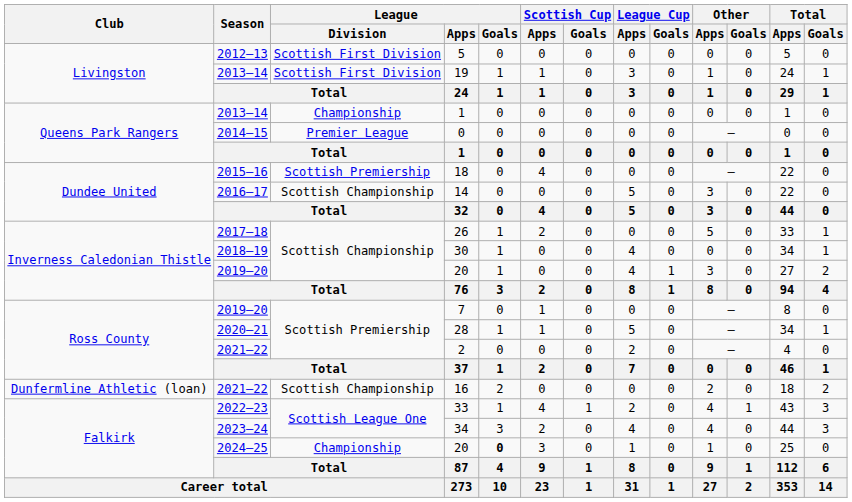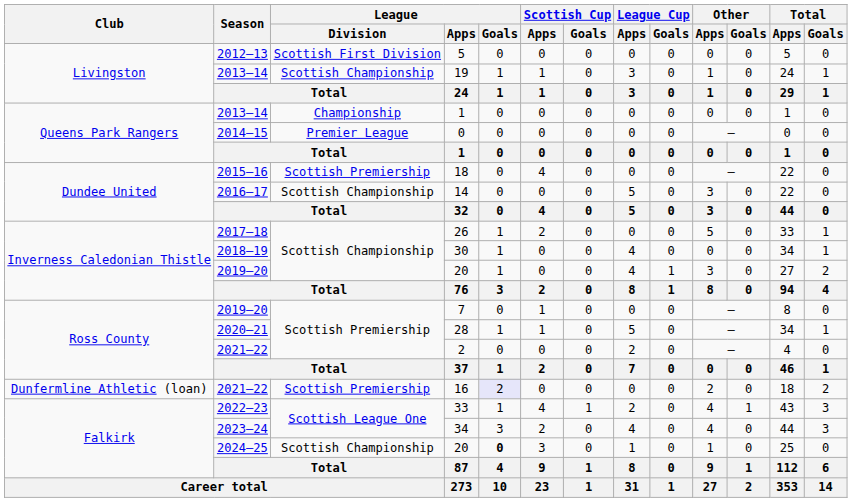(357, 73) Scottish First Division -> (357, 73) Scottish Championship
(357, 389) Scottish Championship -> (357, 389) Scottish Premiership
(500, 389) no background -> (500, 389) lavender background
(357, 448) Championship -> (357, 448) Scottish Championship
